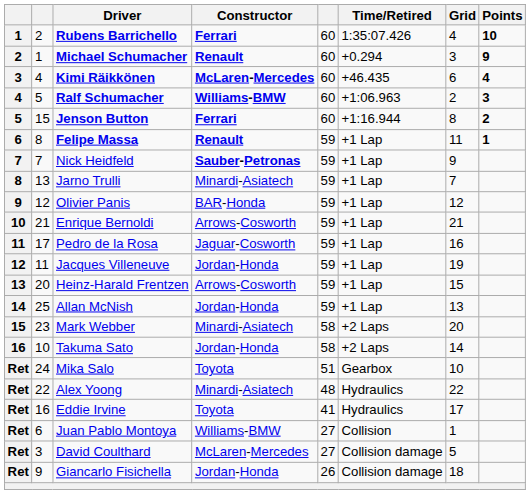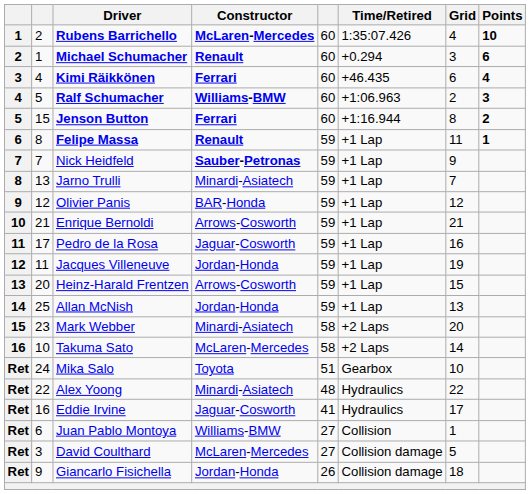(216, 35) Ferrari -> (255, 35) McLaren-Mercedes
(486, 56) 9 -> (486, 56) 6
(255, 77) McLaren-Mercedes -> (216, 77) Ferrari
(237, 347) Jordan-Honda -> (252, 347) McLaren-Mercedes
(214, 410) Toyota -> (245, 410) Jaguar-Cosworth
